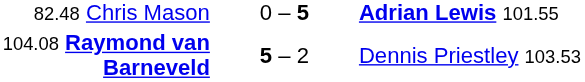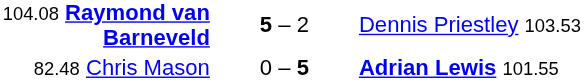rows swapped: (122, 12) <-> (106, 55)
